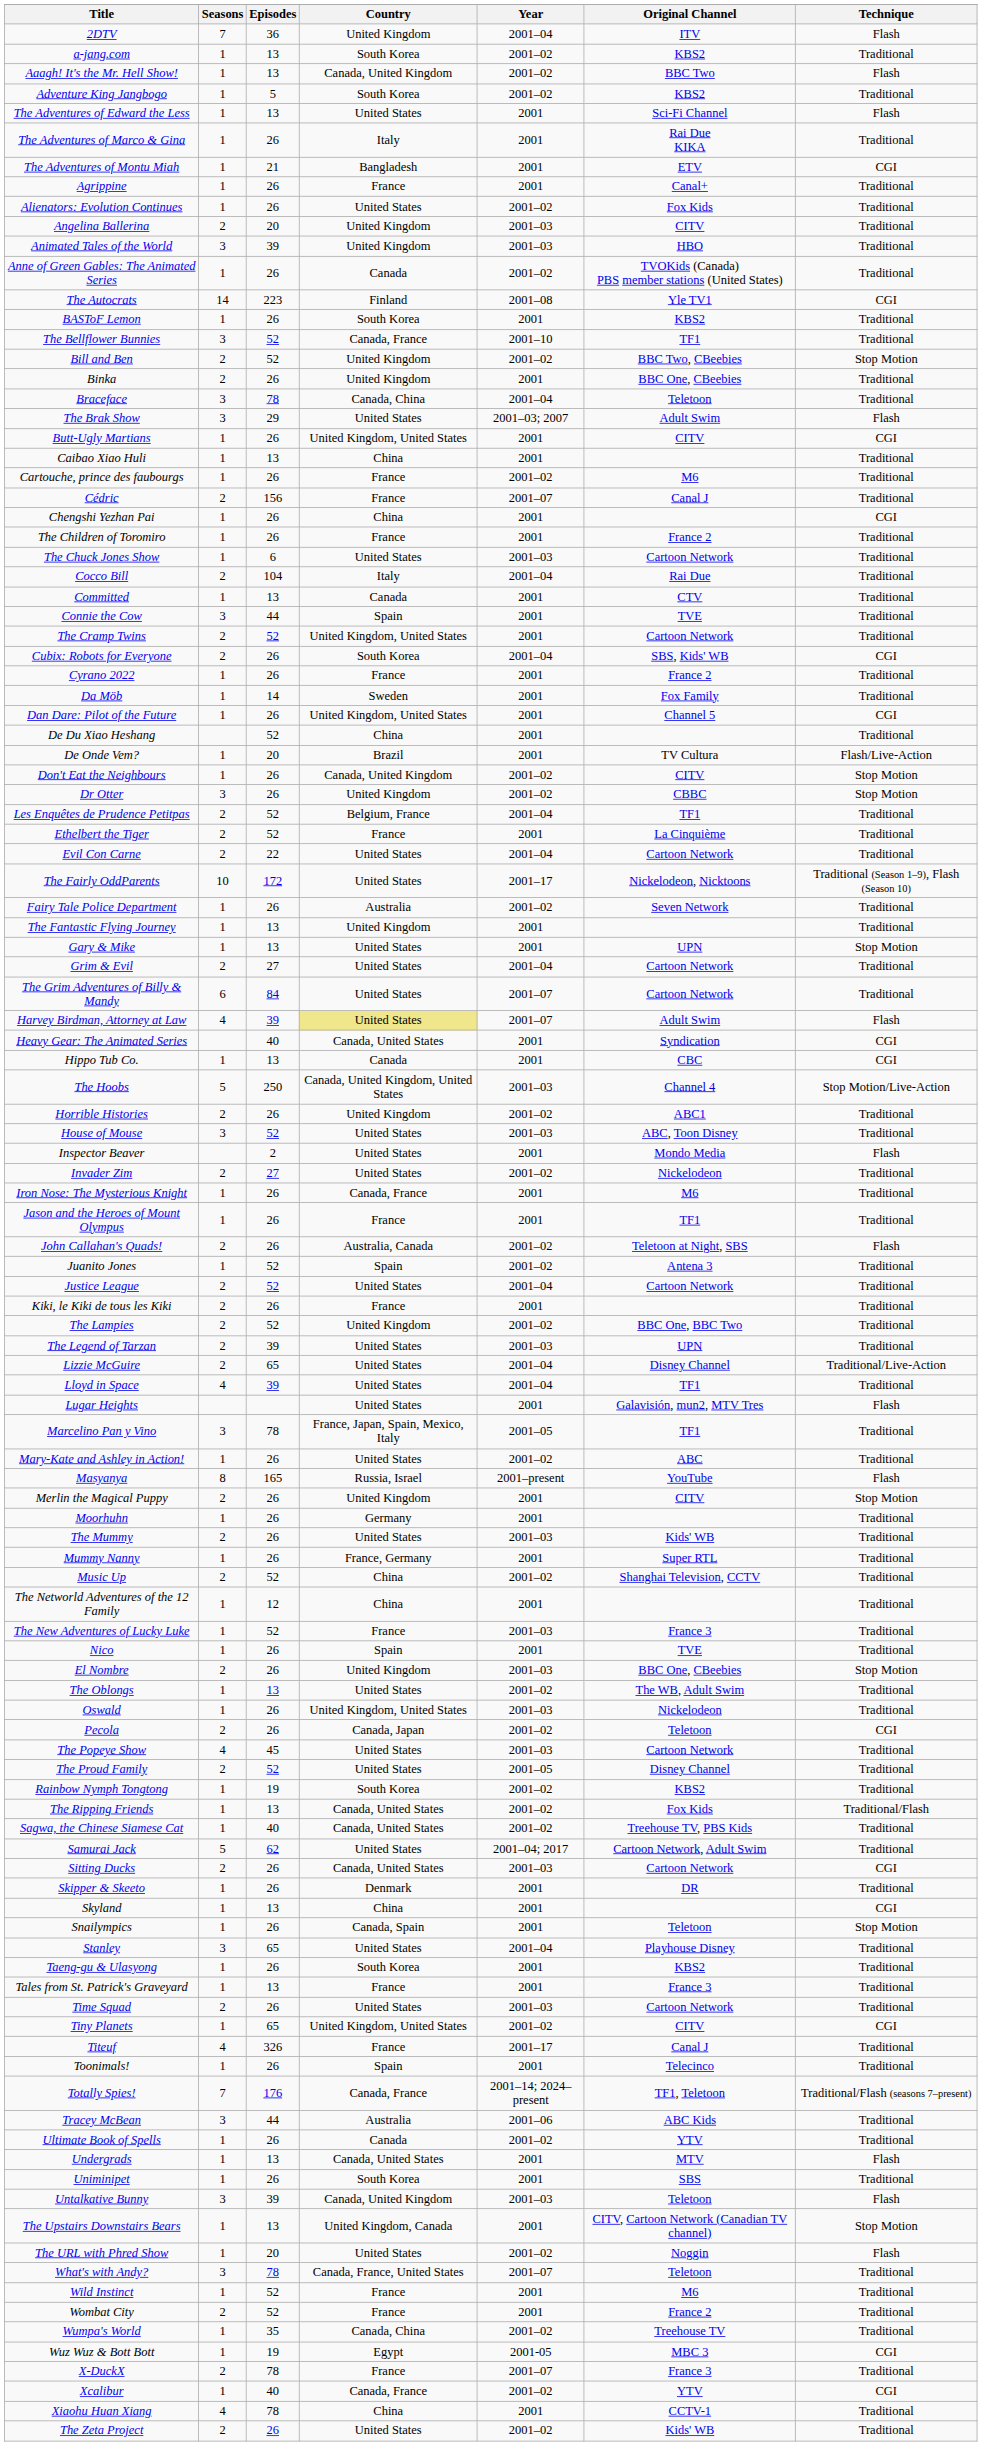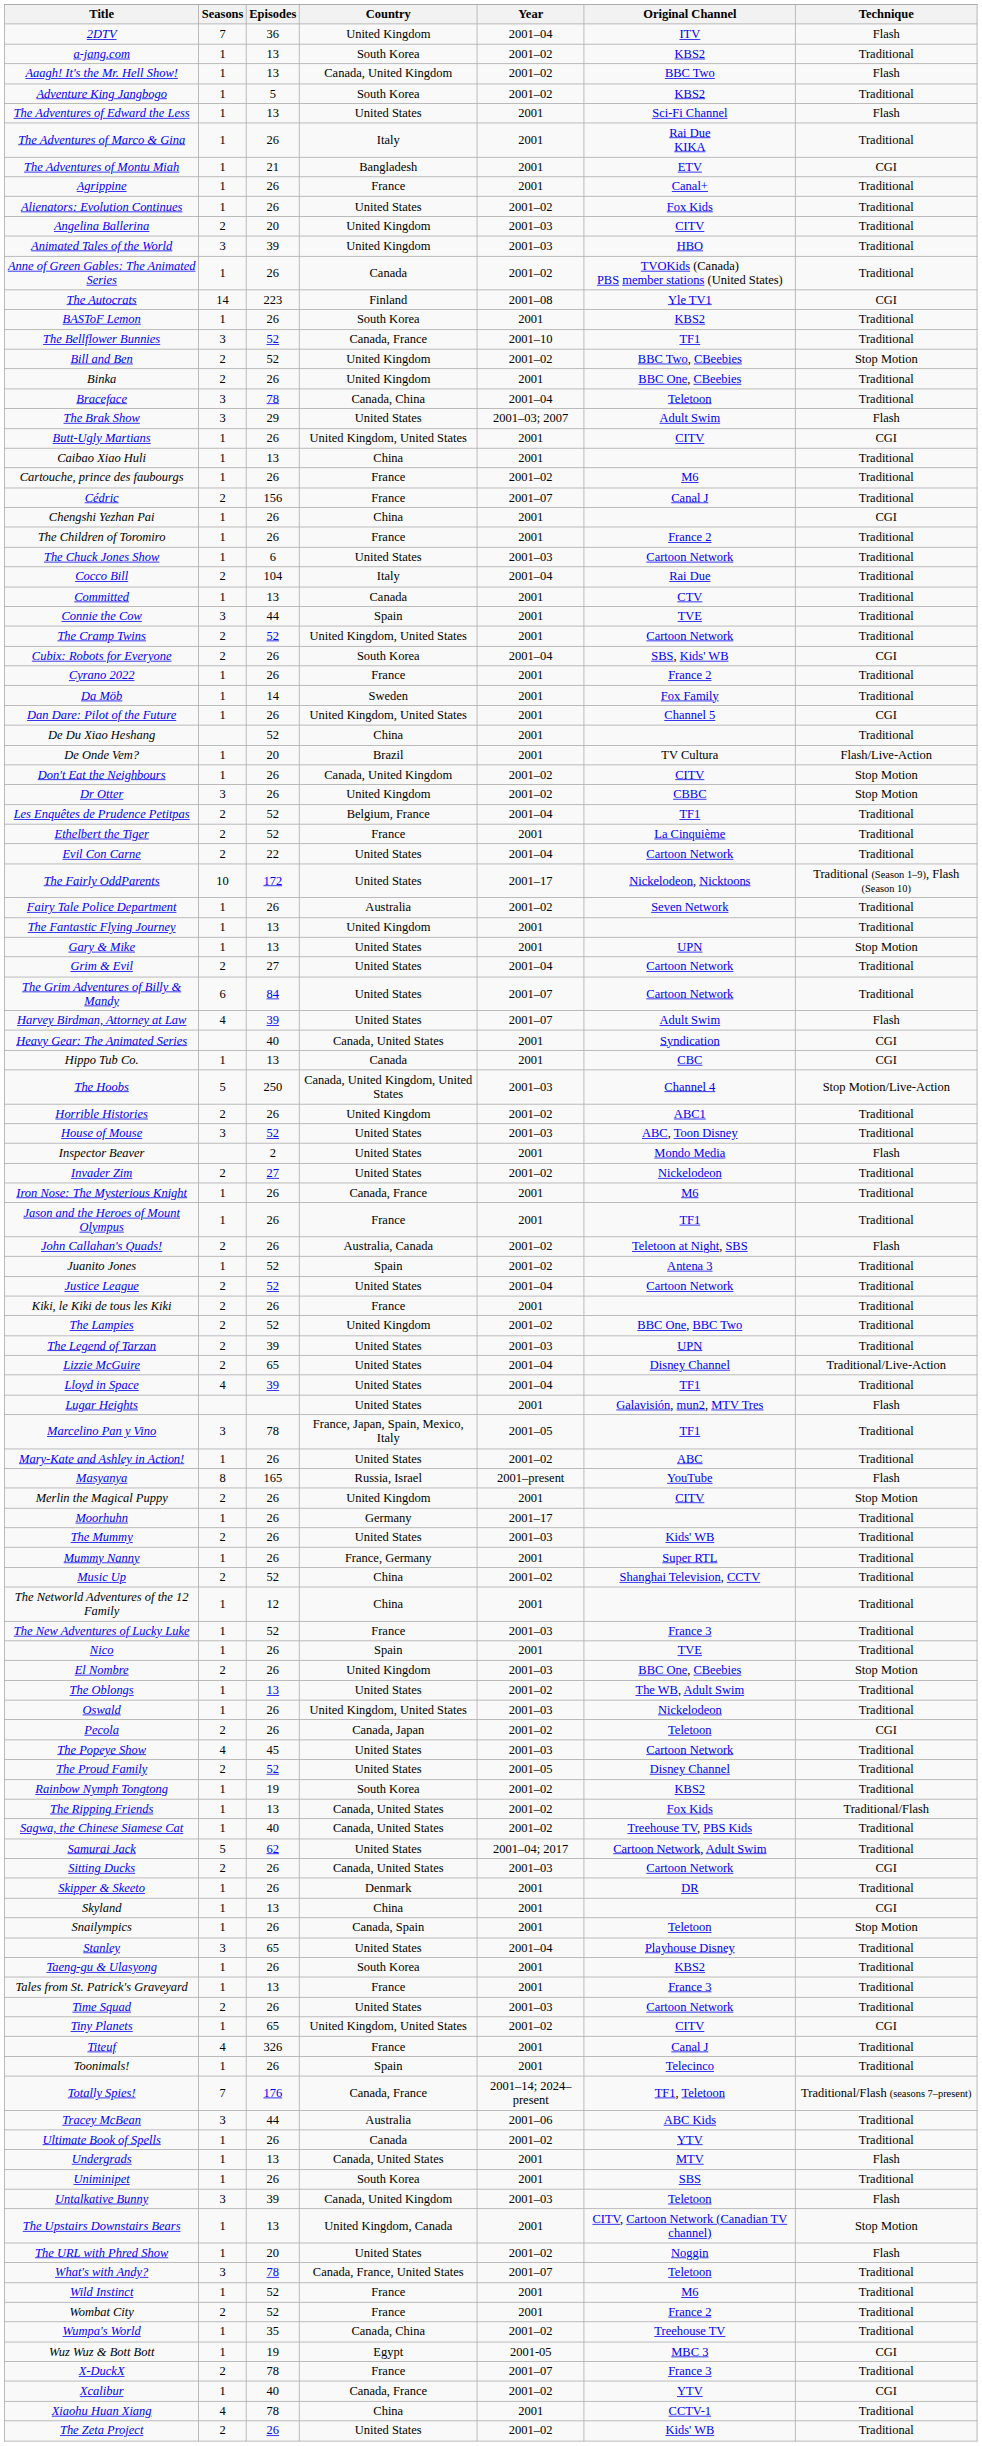(388, 1020) khaki background -> (388, 1020) no background
(531, 1517) 2001 -> (531, 1517) 2001–17
(531, 2046) 2001–17 -> (531, 2046) 2001
